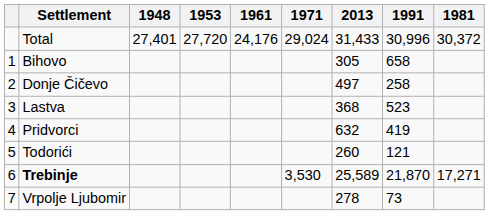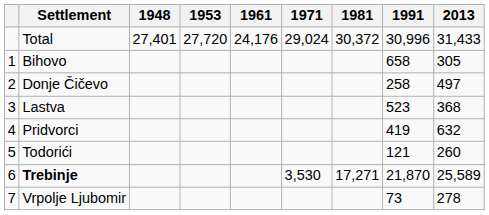columns swapped: (459, 15) <-> (357, 15)
